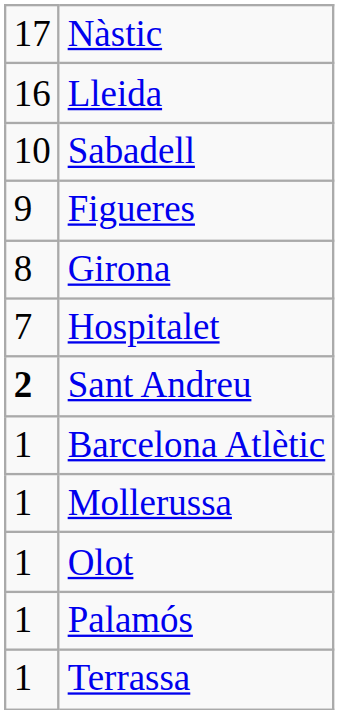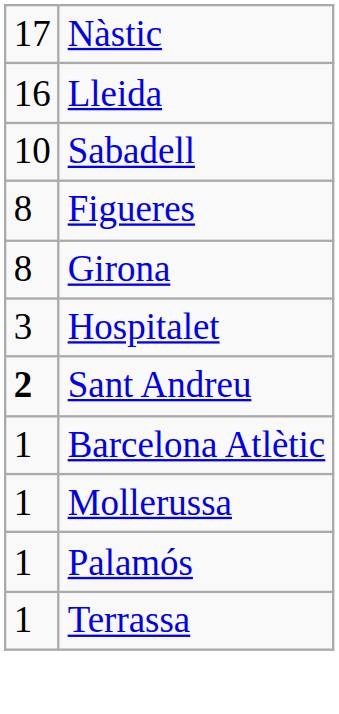(23, 209) 9 -> (23, 209) 8
(23, 326) 7 -> (23, 326) 3
- row: (101, 561)
